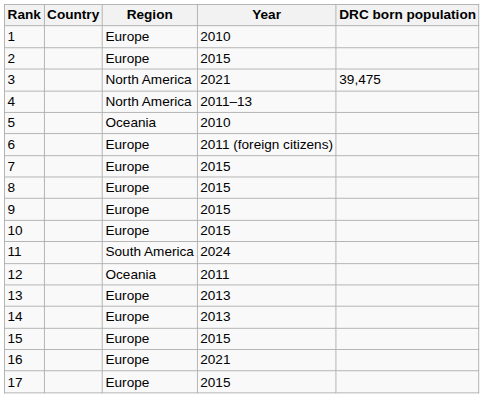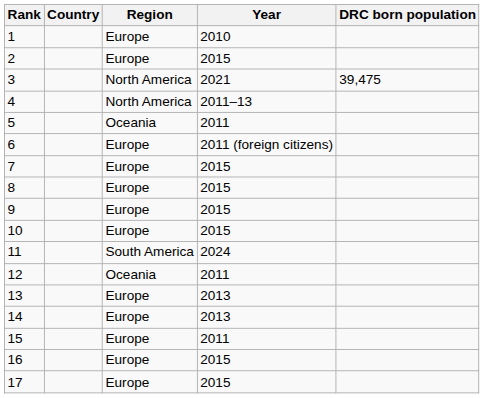(215, 123) 2010 -> (215, 123) 2011
(215, 338) 2015 -> (215, 338) 2011
(215, 360) 2021 -> (215, 360) 2015
